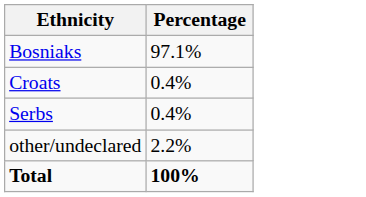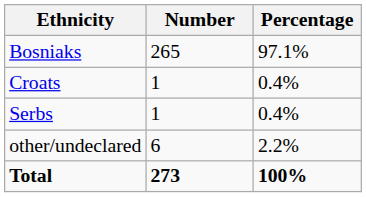+ column: (200, 20)
